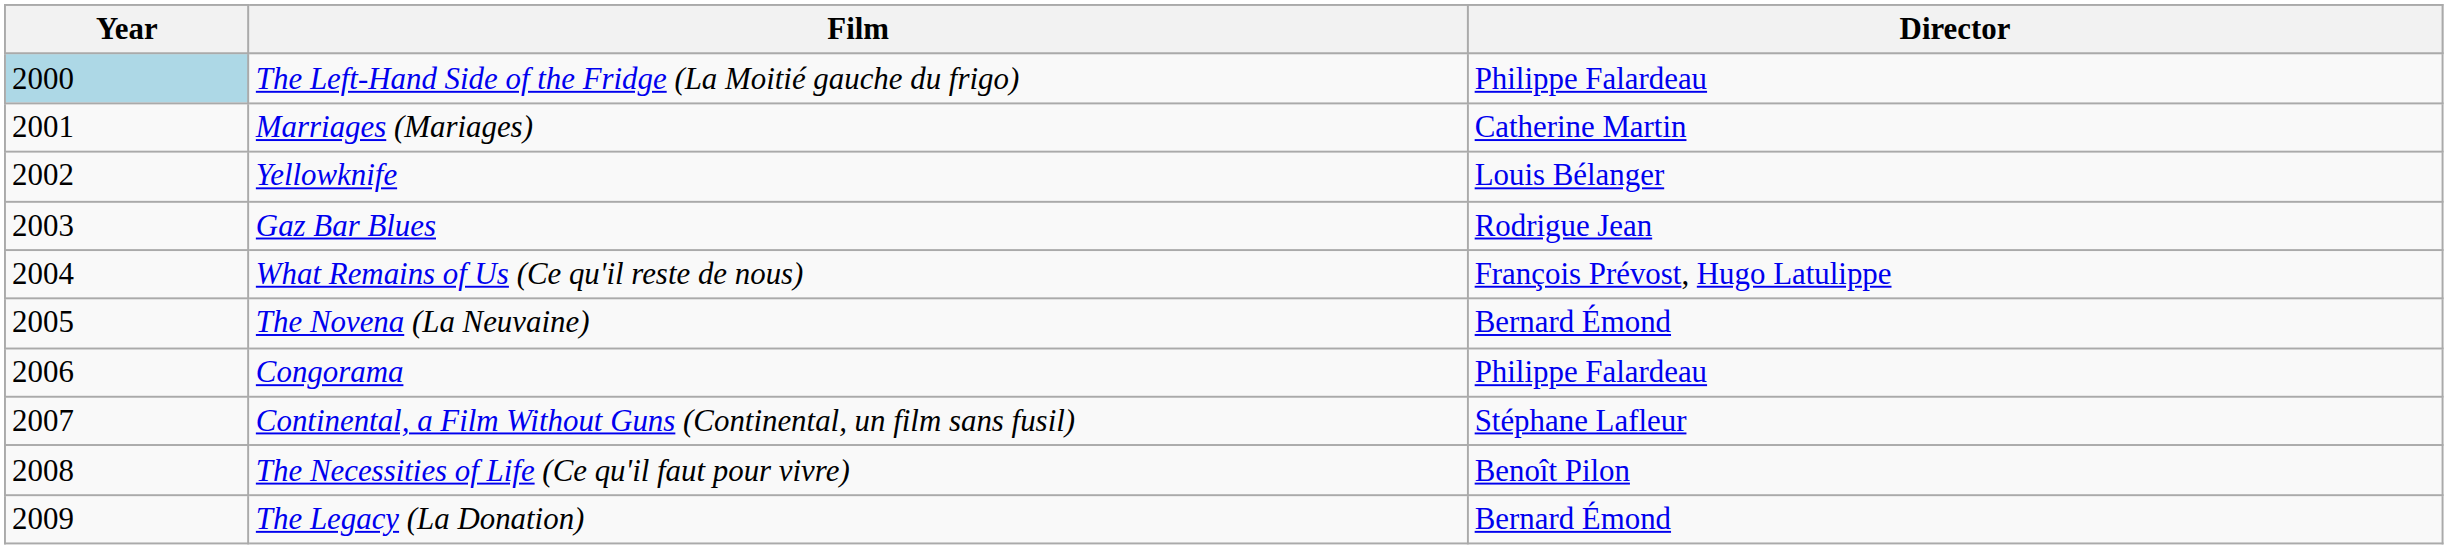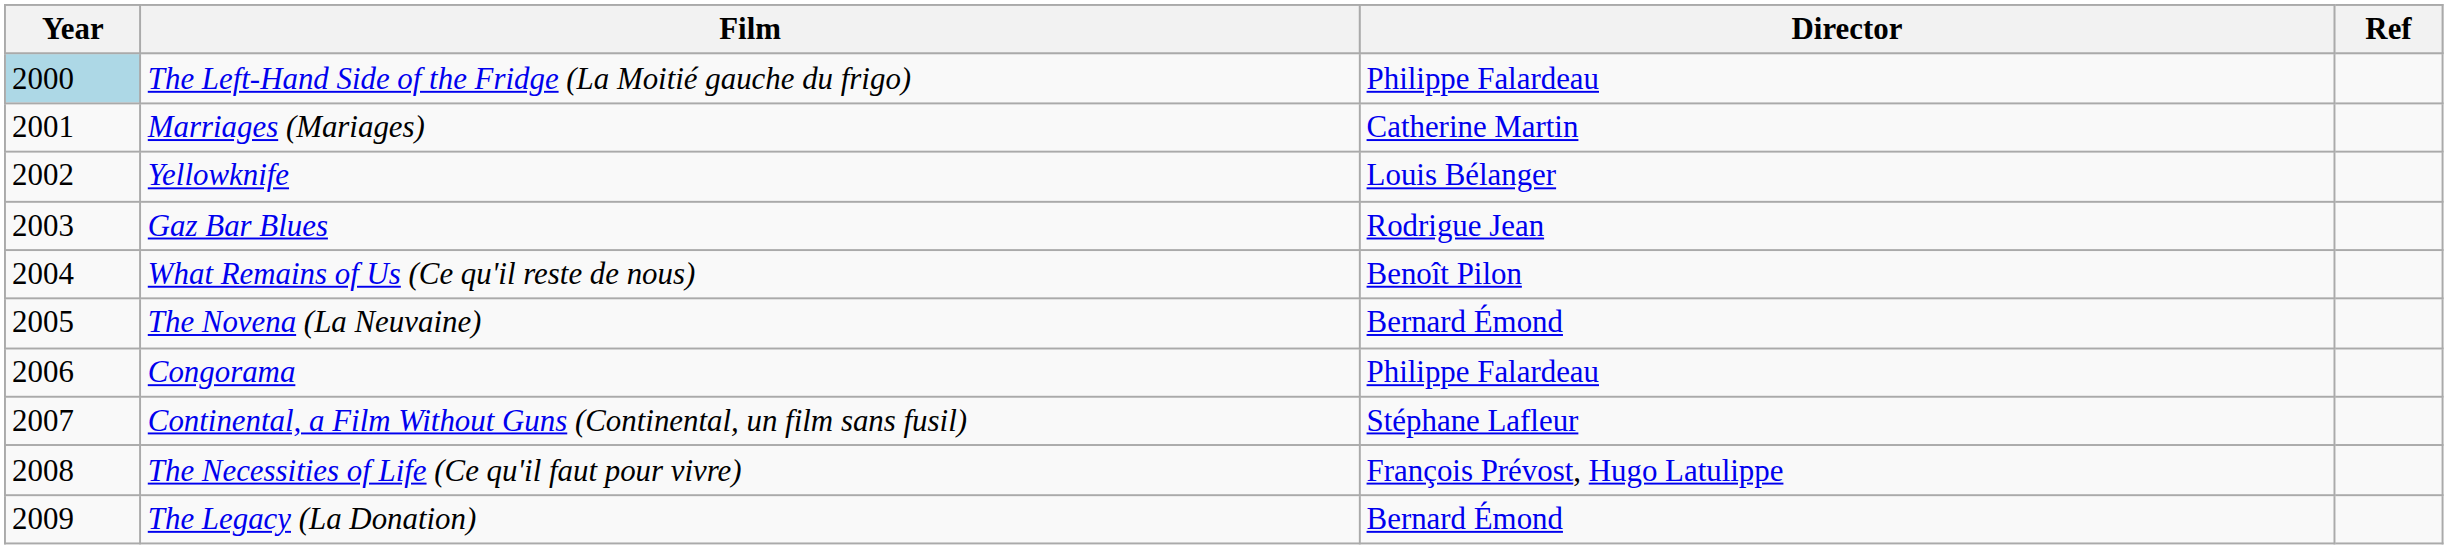+ column: (2388, 28)
(1683, 273) François Prévost, Hugo Latulippe -> (1444, 273) Benoît Pilon
(1552, 469) Benoît Pilon -> (1575, 469) François Prévost, Hugo Latulippe
